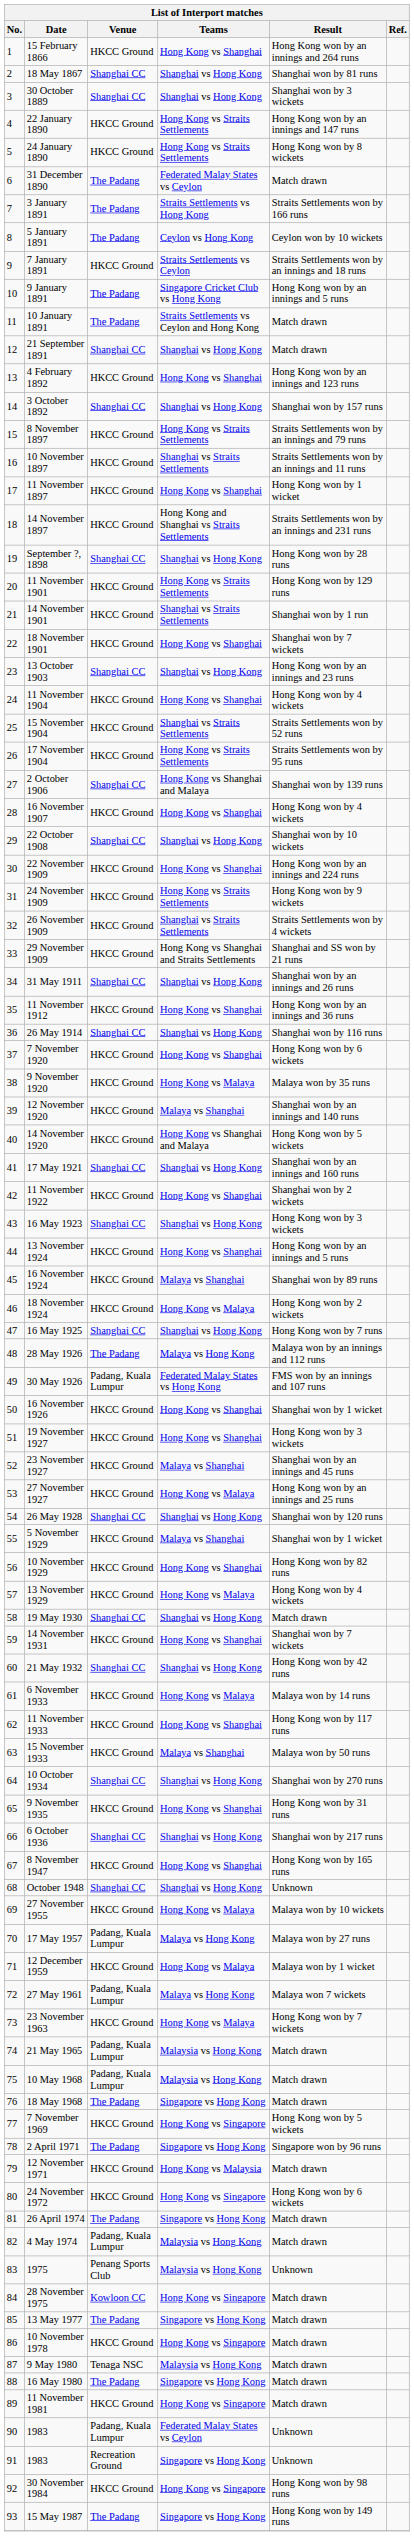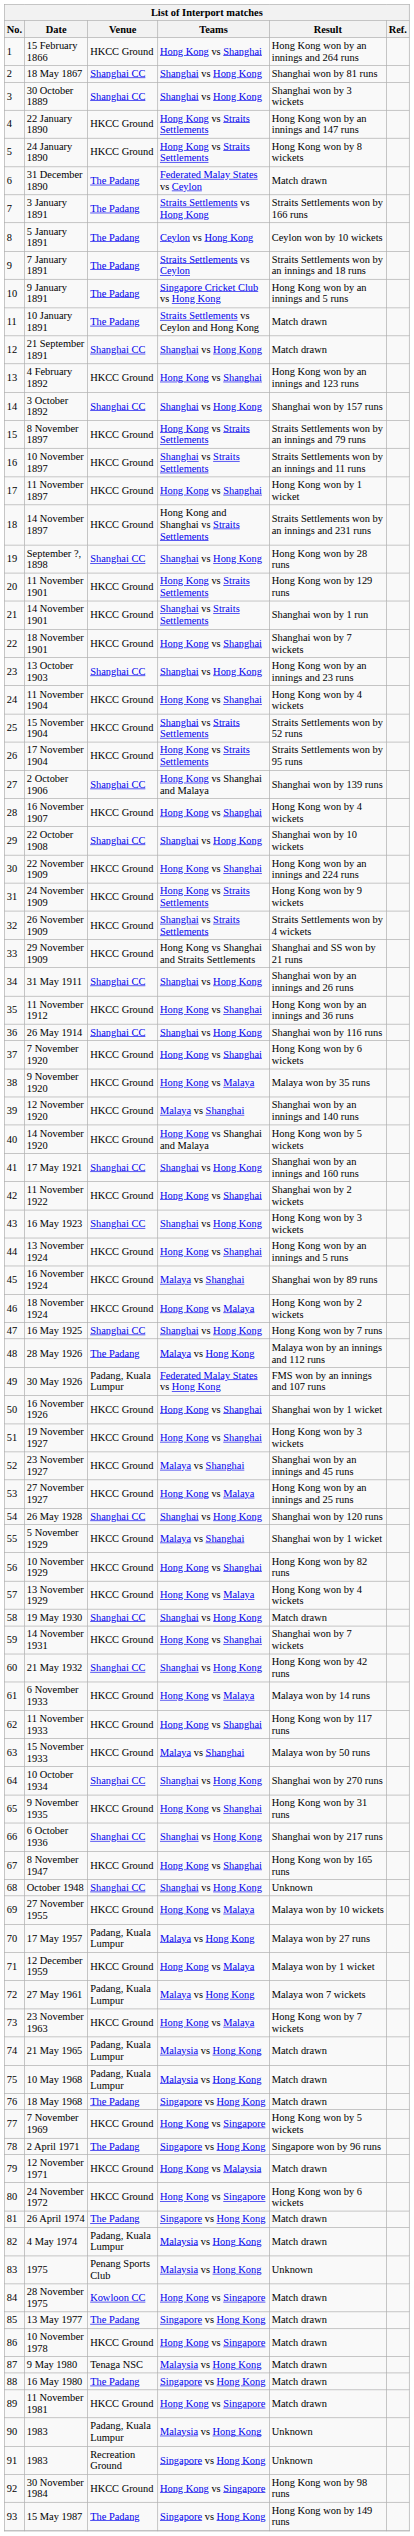(122, 265) HKCC Ground -> (115, 265) The Padang
(209, 2432) Federated Malay States vs Ceylon -> (211, 2432) Malaysia vs Hong Kong
